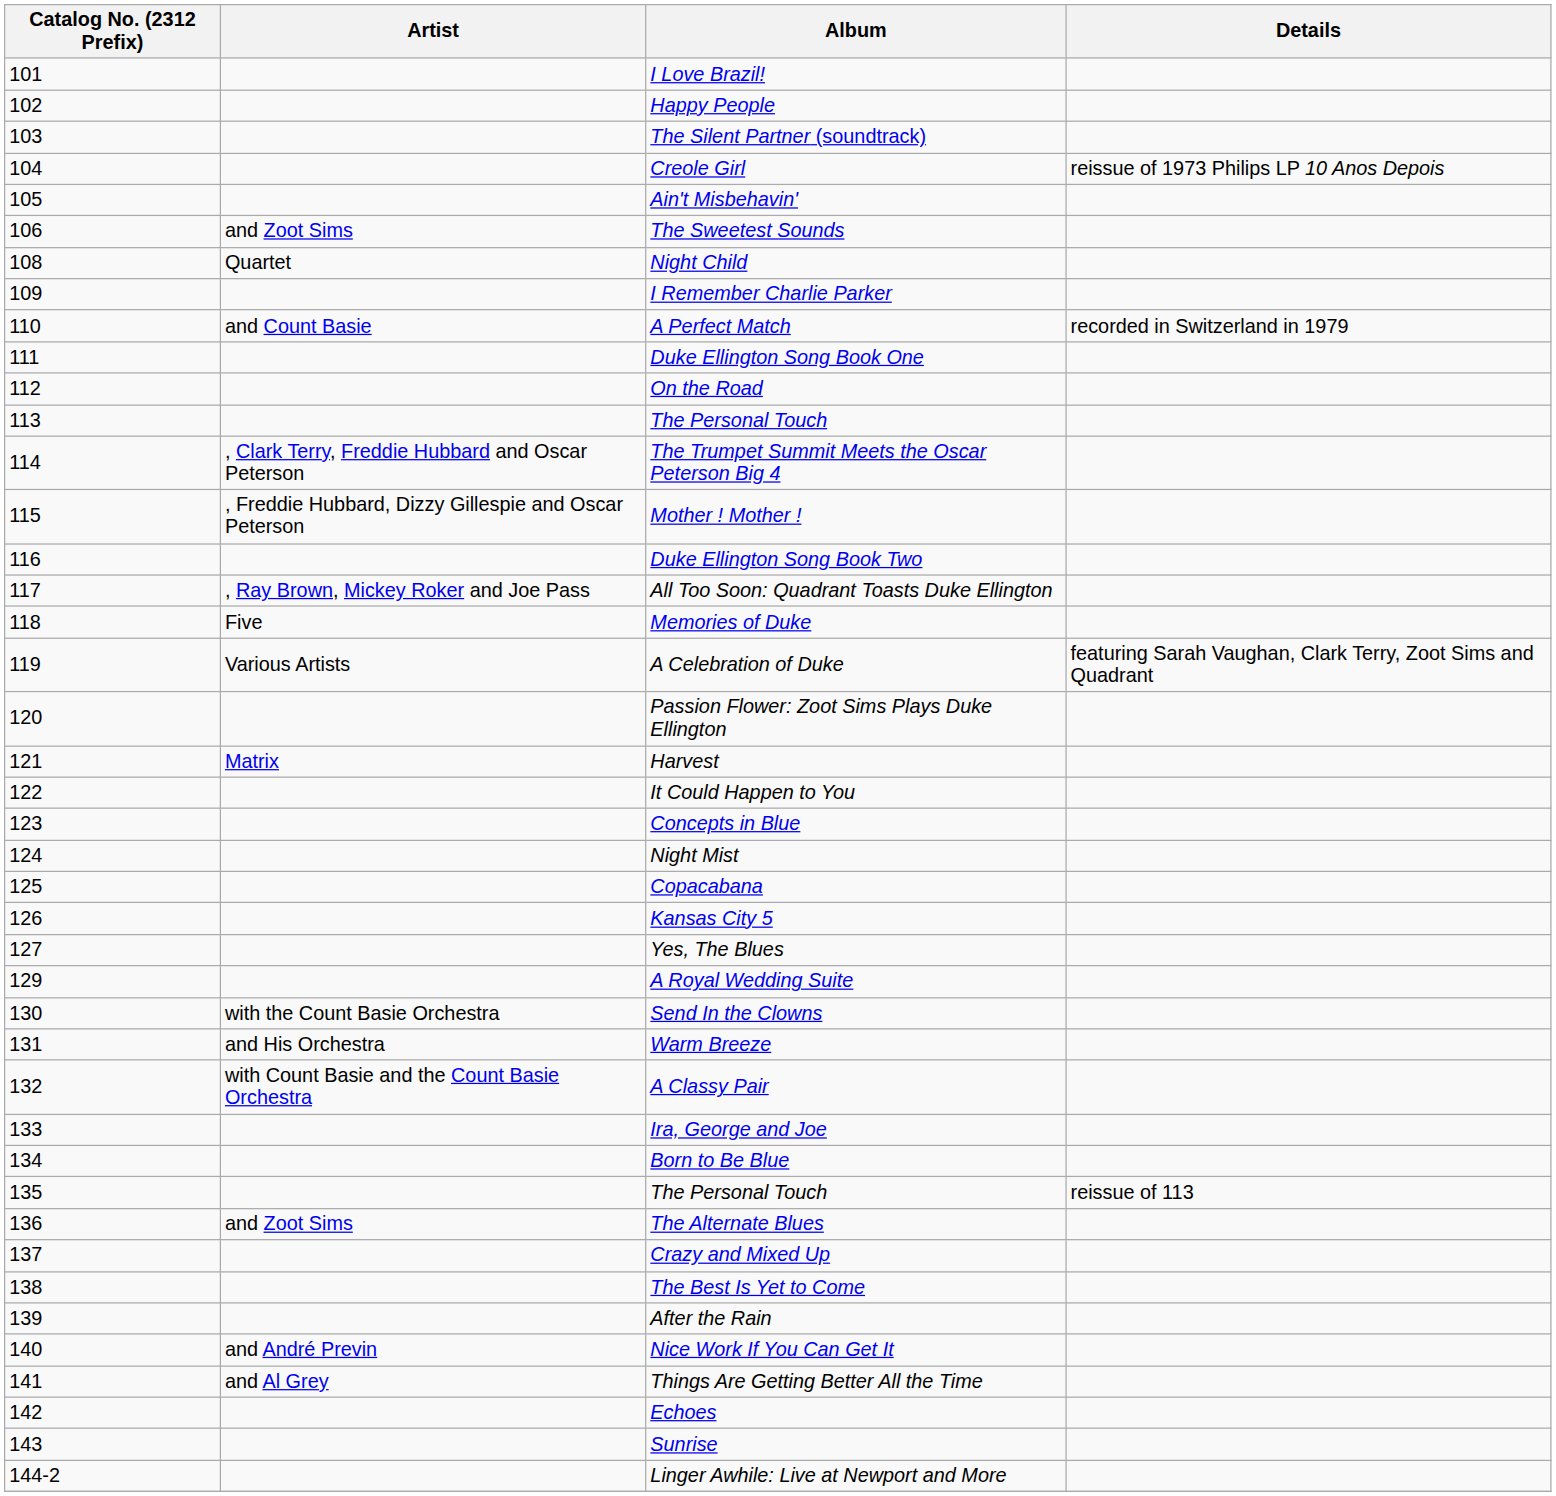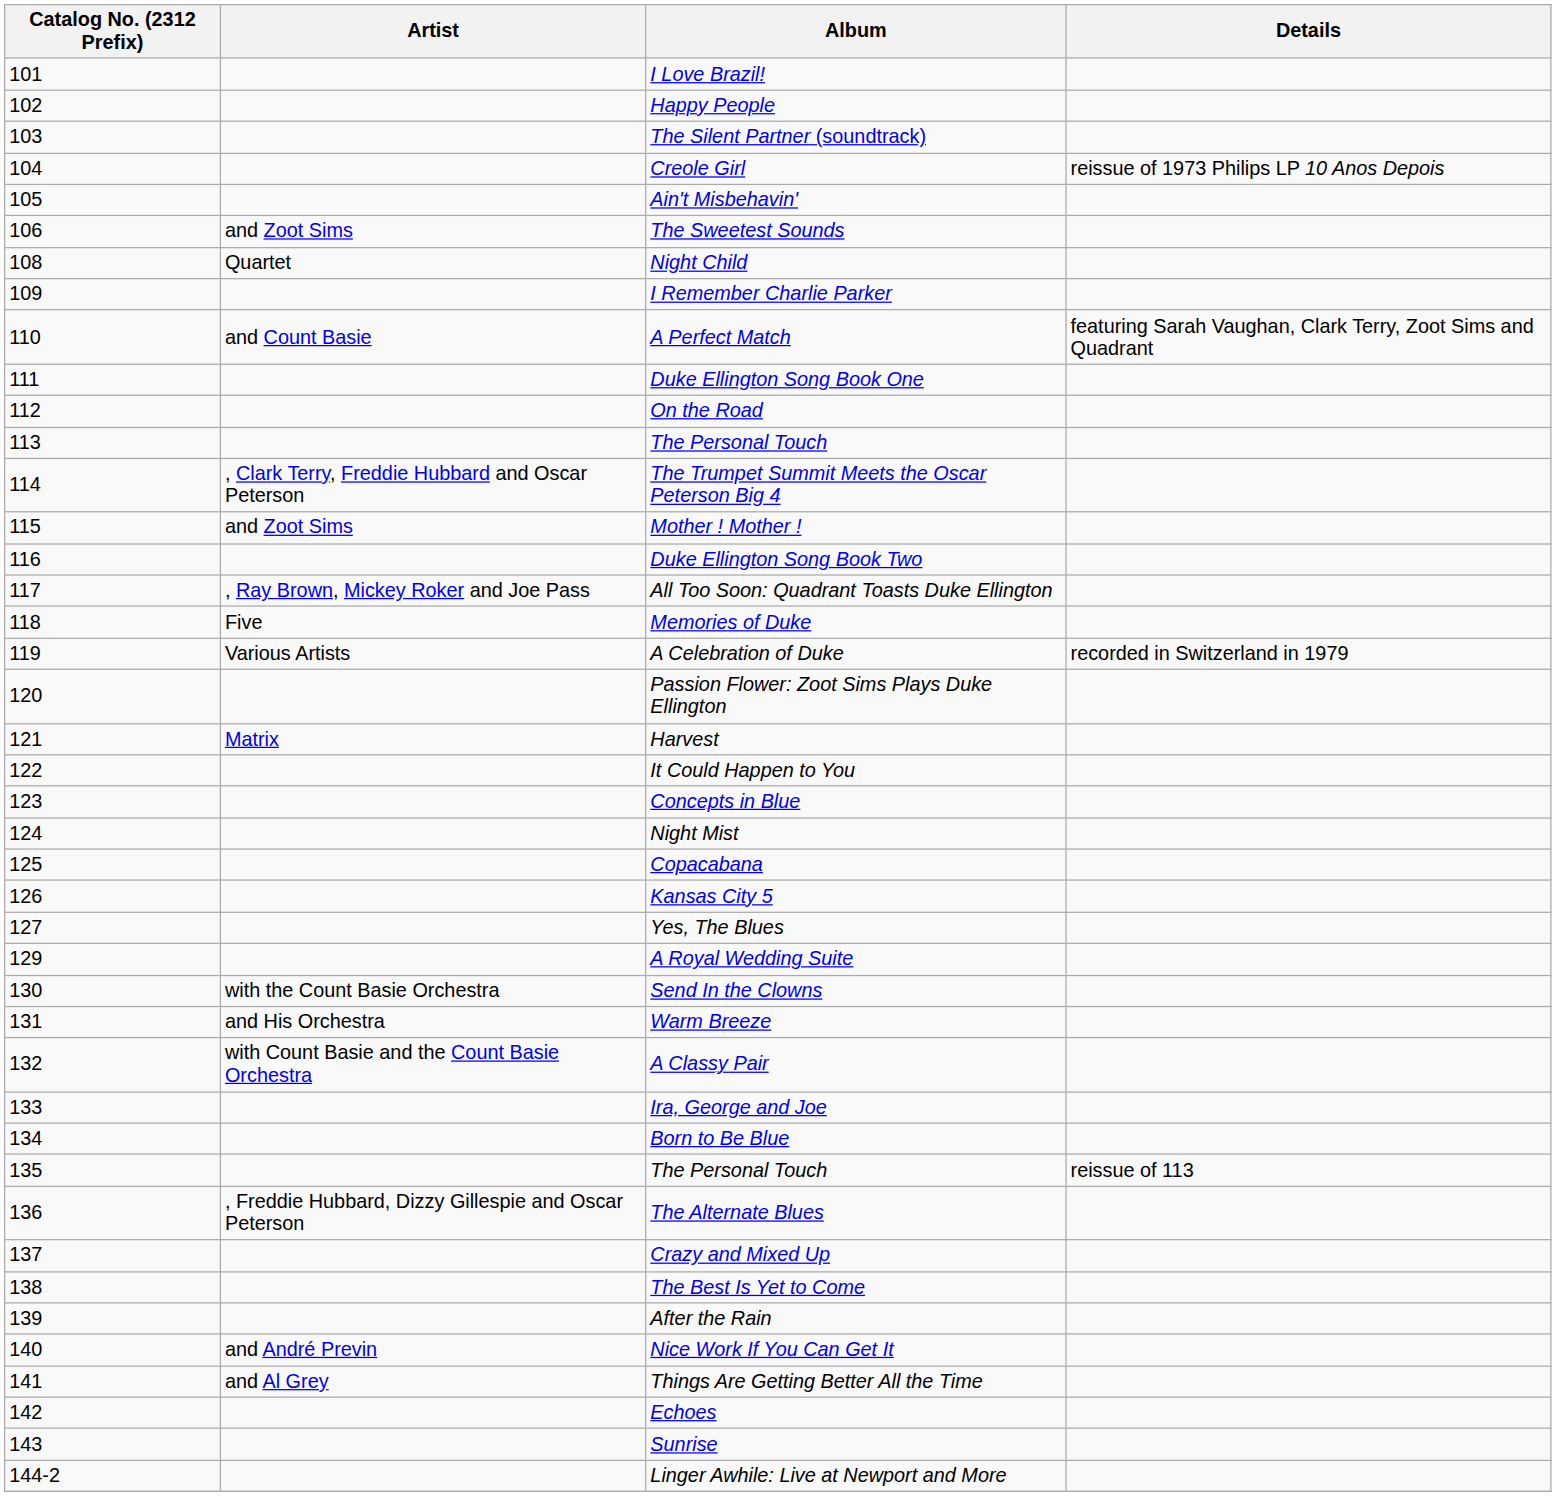(1210, 325) recorded in Switzerland in 1979 -> (1302, 336) featuring Sarah Vaughan, Clark Terry, Zoot Sims and Quadrant
(424, 516) , Freddie Hubbard, Dizzy Gillespie and Oscar Peterson -> (289, 527) and Zoot Sims
(1302, 664) featuring Sarah Vaughan, Clark Terry, Zoot Sims and Quadrant -> (1210, 653) recorded in Switzerland in 1979
(289, 1223) and Zoot Sims -> (424, 1212) , Freddie Hubbard, Dizzy Gillespie and Oscar Peterson
